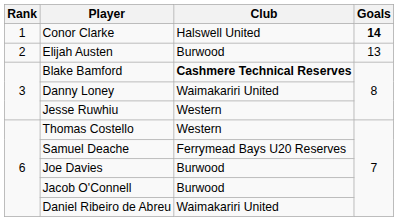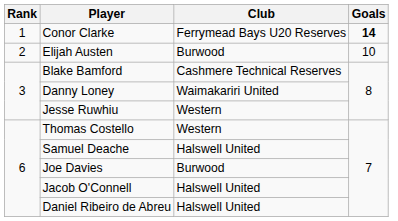(218, 33) Halswell United -> (261, 33) Ferrymead Bays U20 Reserves
(374, 52) 13 -> (369, 52) 10
(264, 71) bold -> (259, 71) normal
(261, 149) Ferrymead Bays U20 Reserves -> (218, 149) Halswell United
(201, 187) Burwood -> (218, 187) Halswell United
(228, 206) Waimakariri United -> (218, 206) Halswell United
